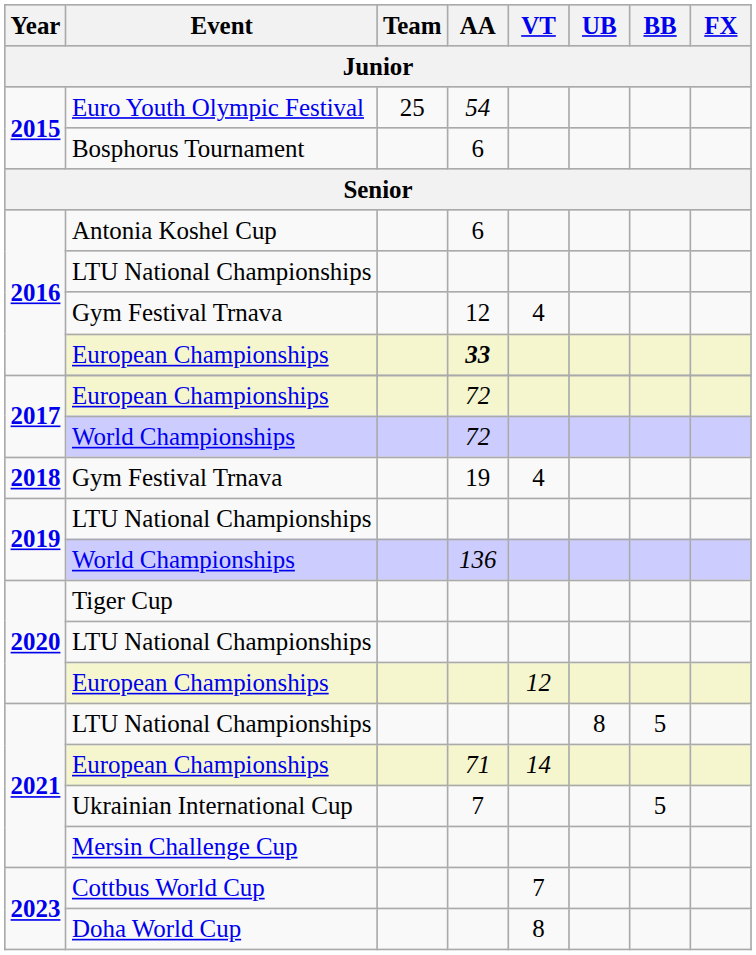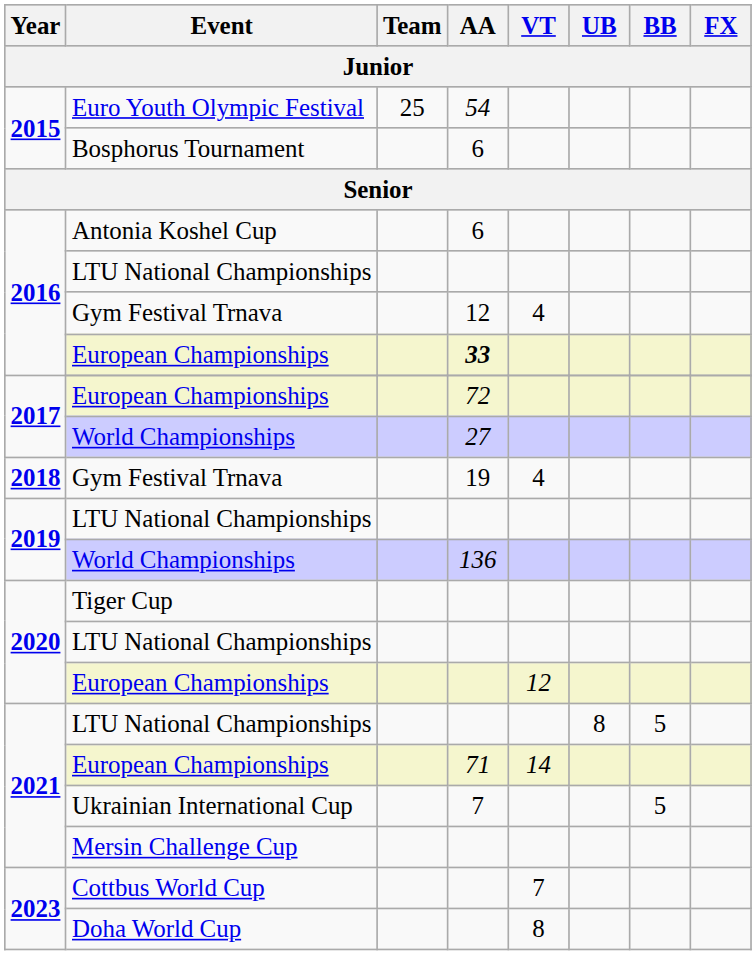(478, 436) 72 -> (478, 436) 27
